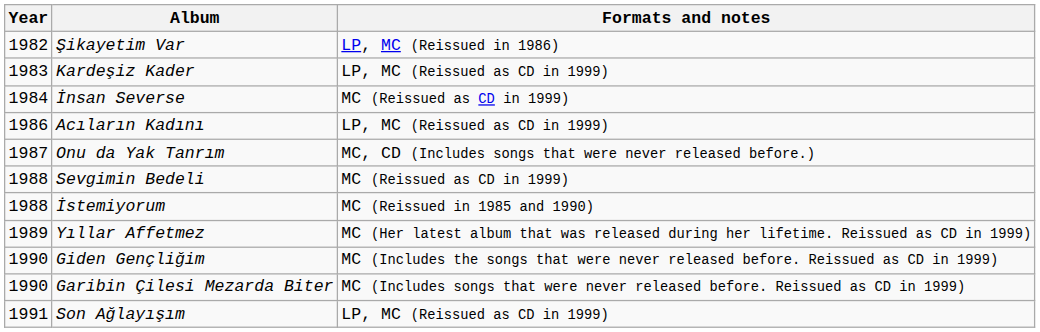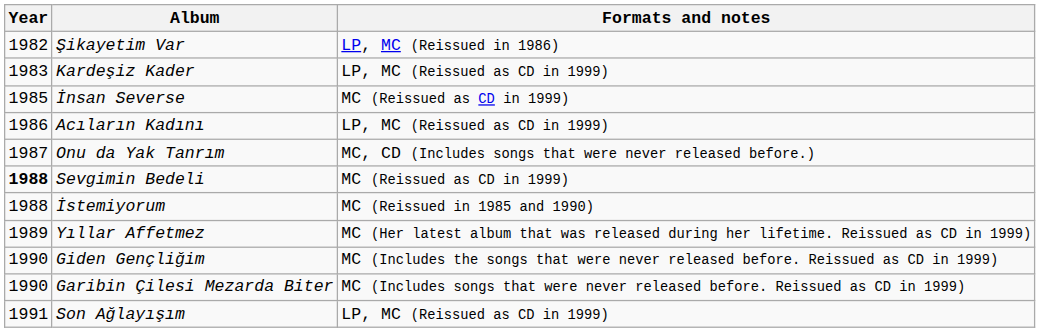(28, 99) 1984 -> (28, 99) 1985
(28, 180) normal -> (28, 180) bold
